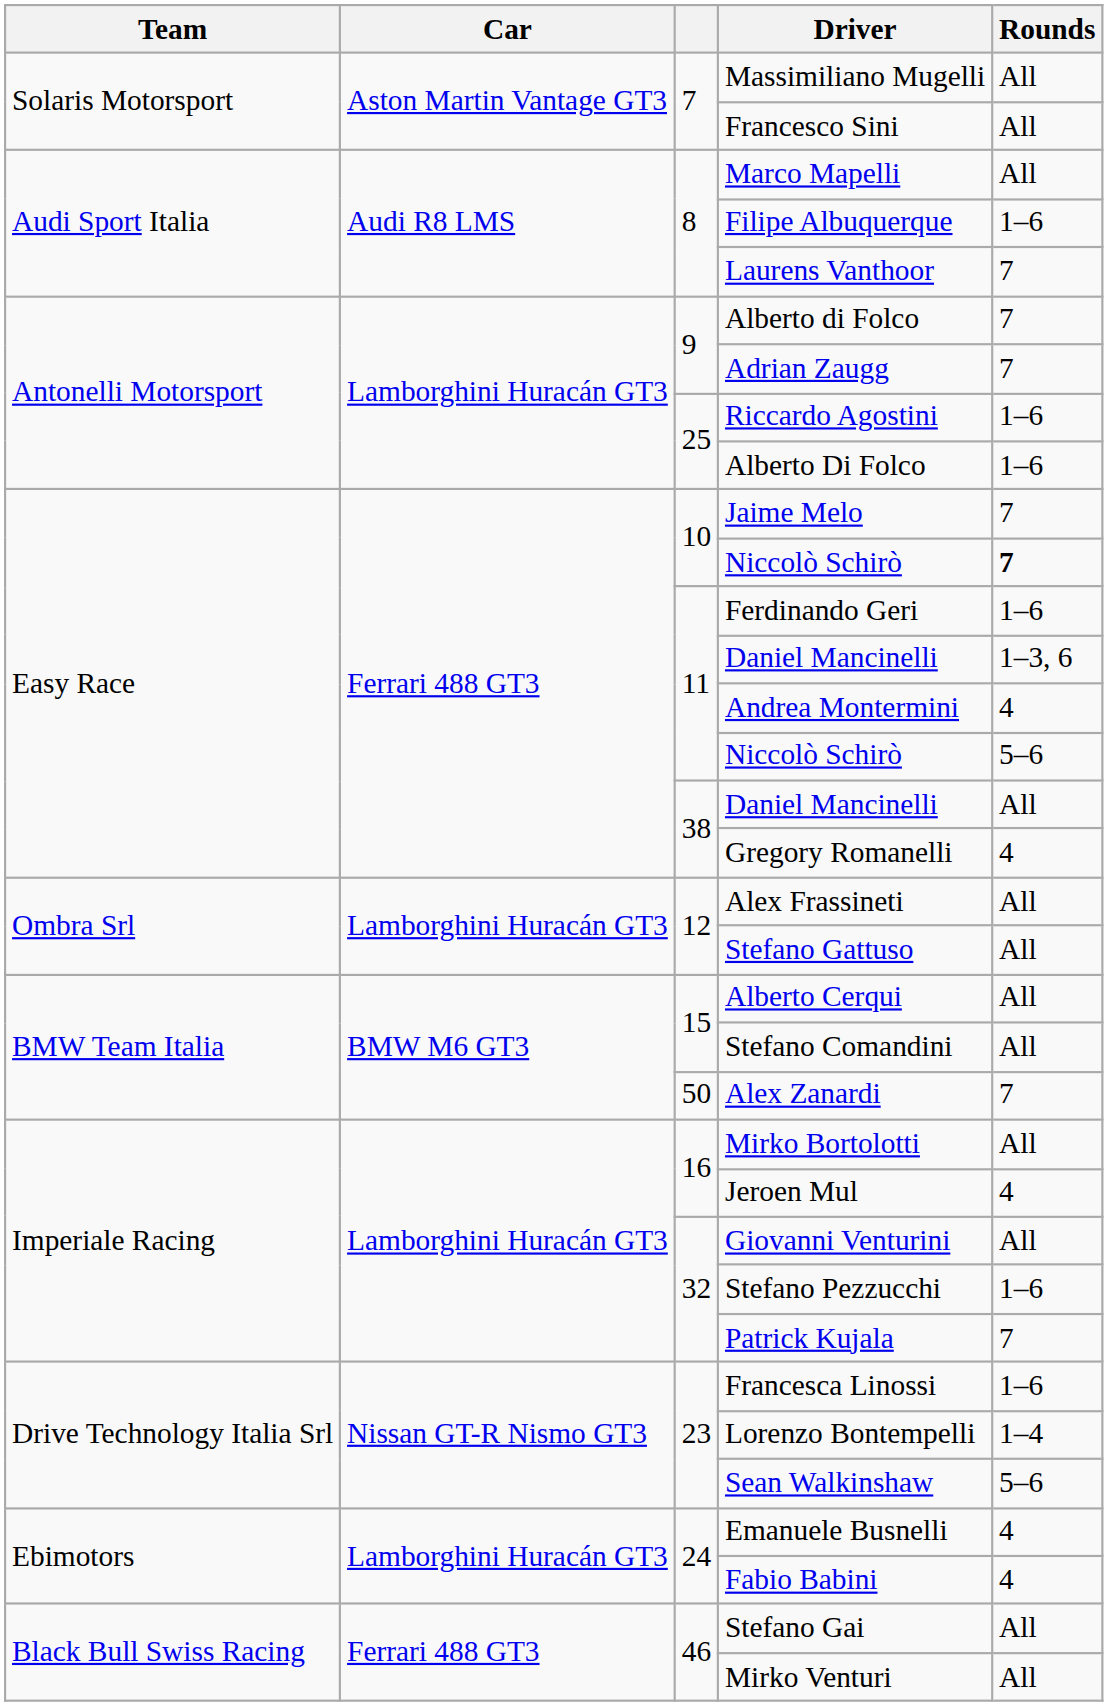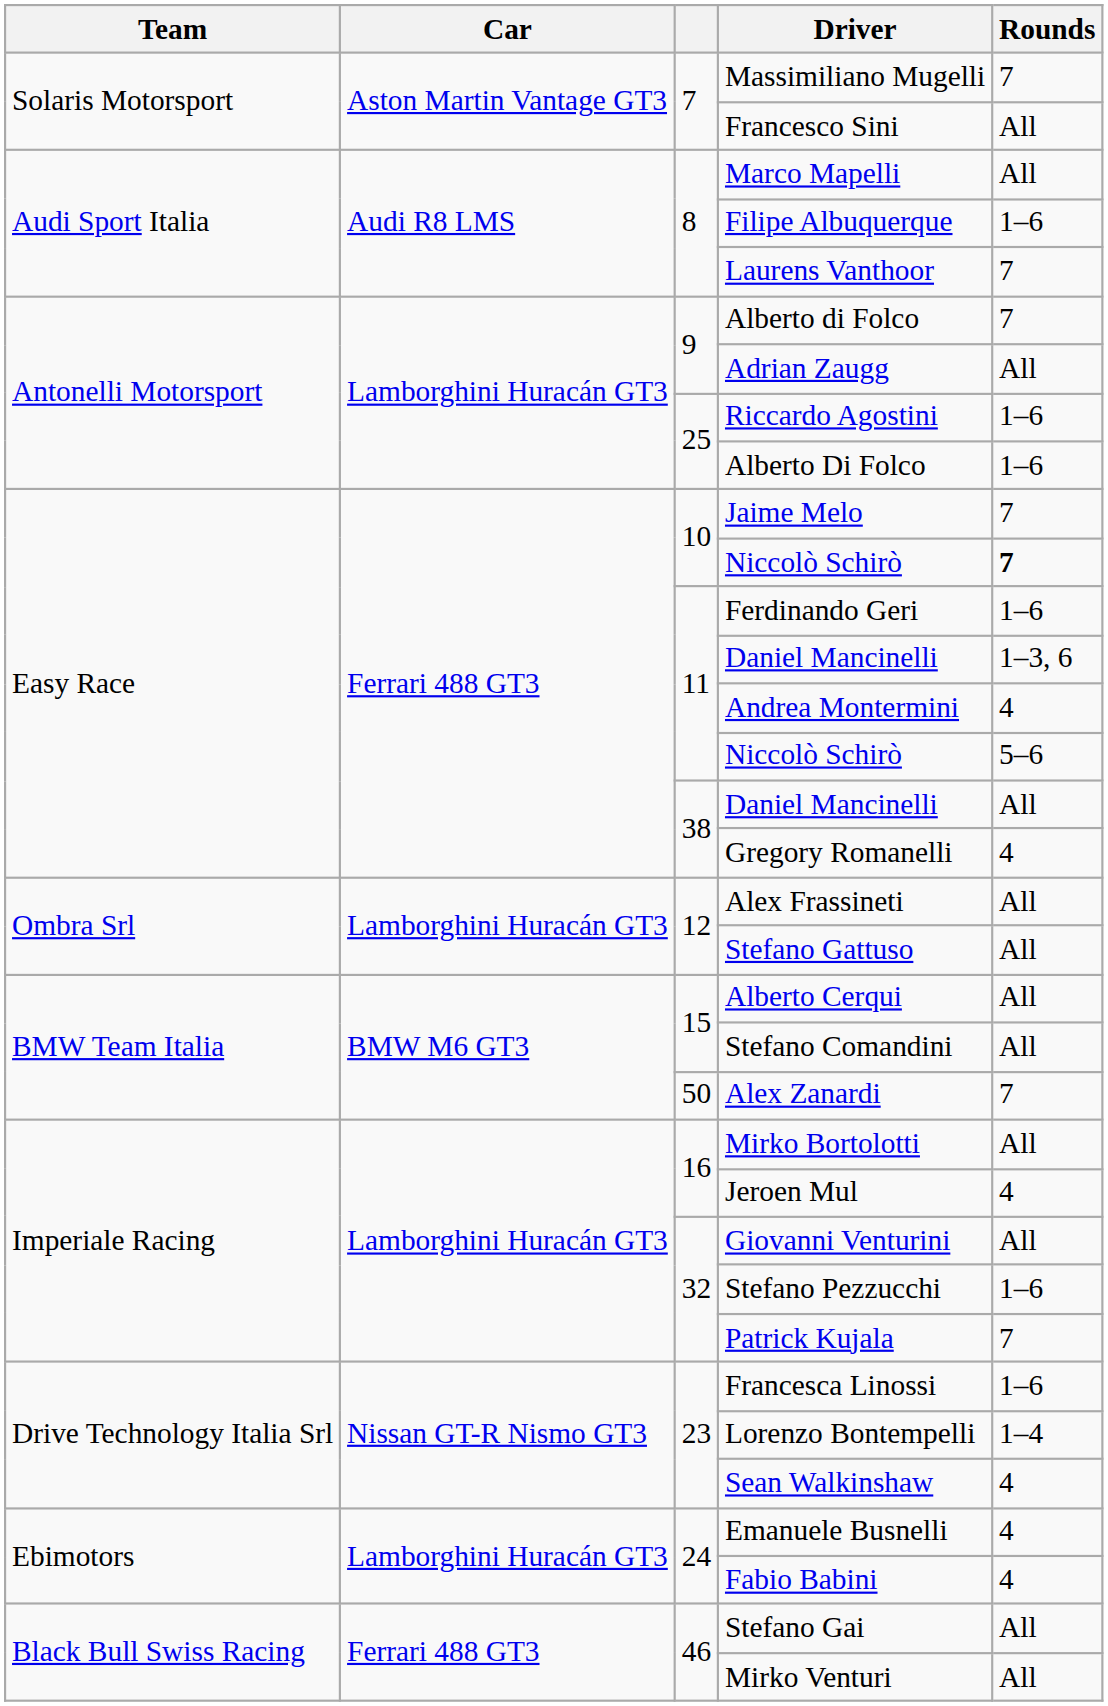(1018, 76) All -> (1006, 76) 7
(1006, 367) 7 -> (1018, 367) All
(1021, 1482) 5–6 -> (1006, 1482) 4
